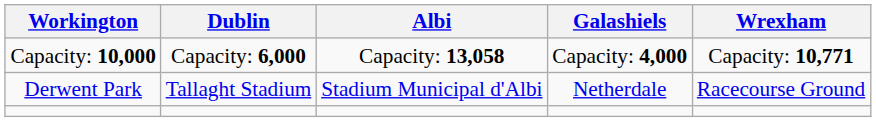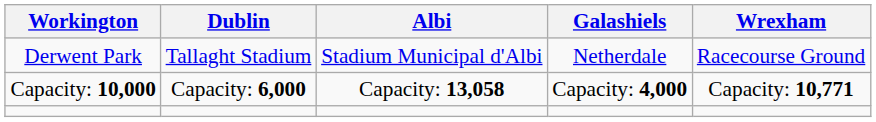rows swapped: (83, 88) <-> (83, 55)
